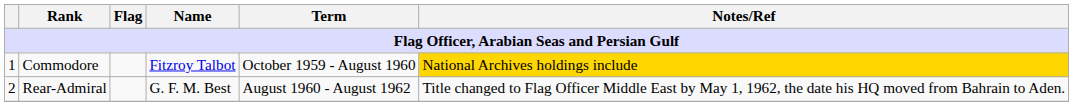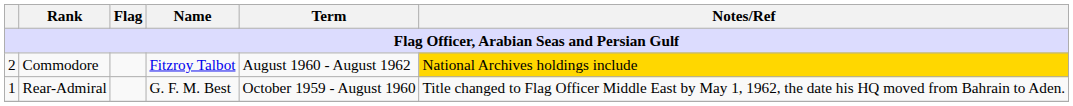(12, 64) 1 -> (12, 64) 2
(329, 64) October 1959 - August 1960 -> (326, 64) August 1960 - August 1962
(12, 88) 2 -> (12, 88) 1
(326, 88) August 1960 - August 1962 -> (329, 88) October 1959 - August 1960
